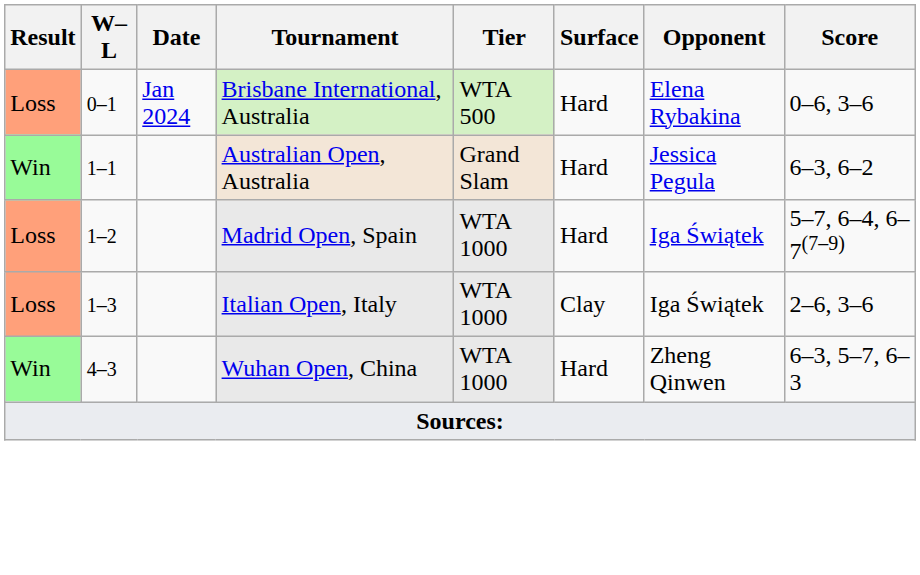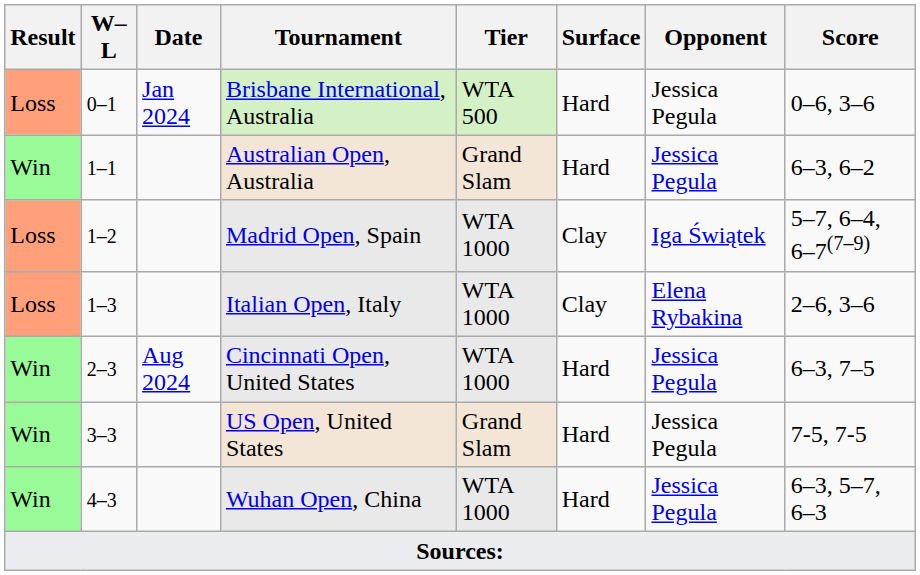(695, 102) Elena Rybakina -> (685, 102) Jessica Pegula
(584, 235) Hard -> (584, 235) Clay
(707, 303) Iga Świątek -> (697, 303) Elena Rybakina
+ row: (308, 368)
+ row: (309, 433)
(688, 368) Zheng Qinwen -> (685, 498) Jessica Pegula
